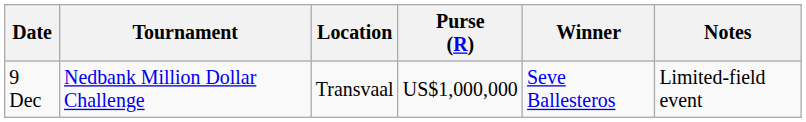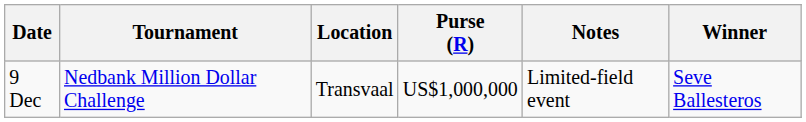columns swapped: (589, 32) <-> (728, 32)
